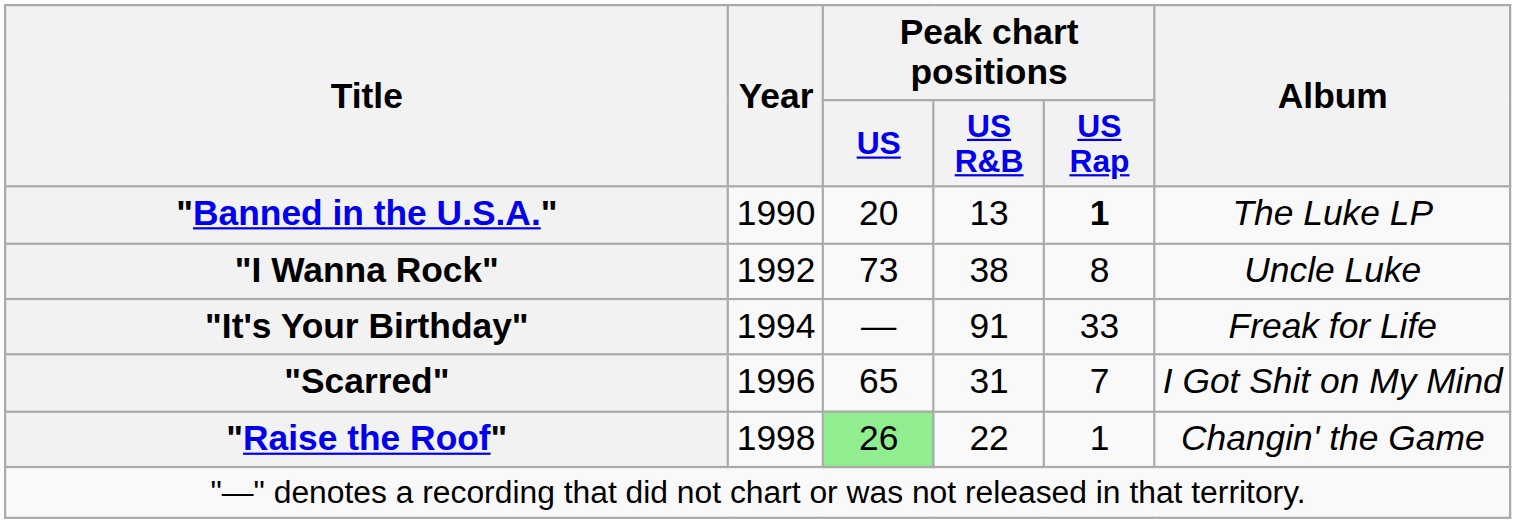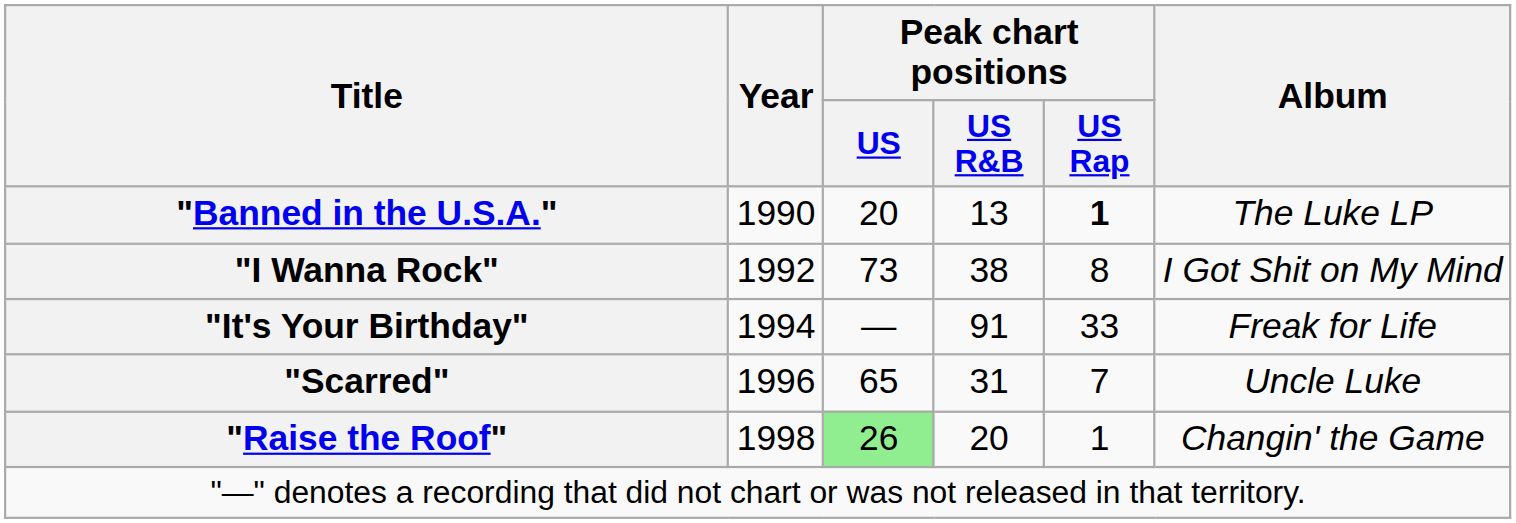(1333, 270) Uncle Luke -> (1333, 270) I Got Shit on My Mind
(1333, 382) I Got Shit on My Mind -> (1333, 382) Uncle Luke
(989, 438) 22 -> (989, 438) 20
